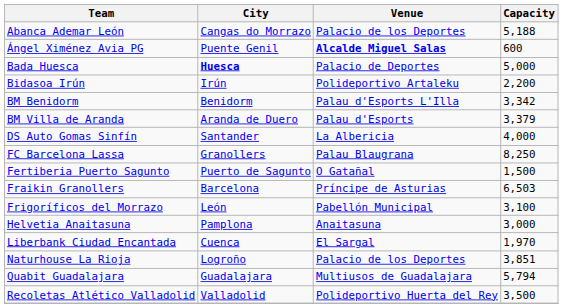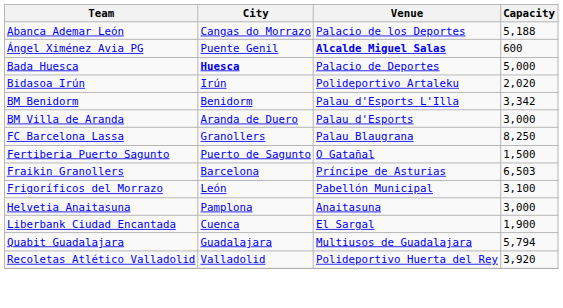(519, 84) 2,200 -> (519, 84) 2,020
(519, 119) 3,379 -> (519, 119) 3,000
- row: (72, 136)
(519, 242) 1,970 -> (519, 224) 1,900
- row: (69, 259)
(519, 295) 3,500 -> (519, 259) 3,920
